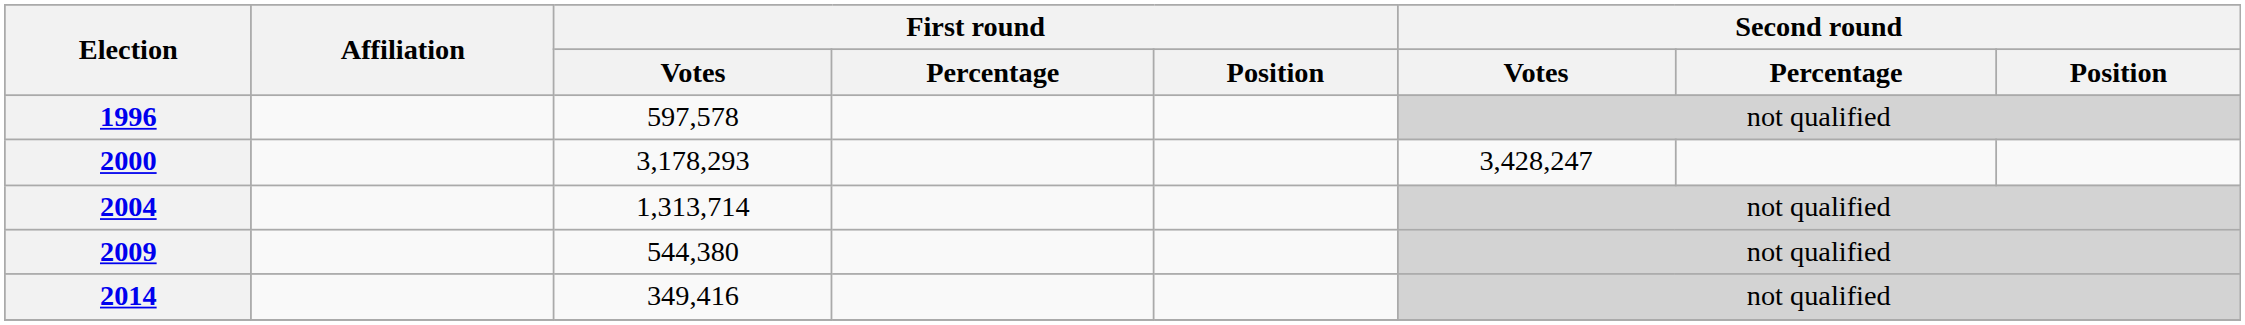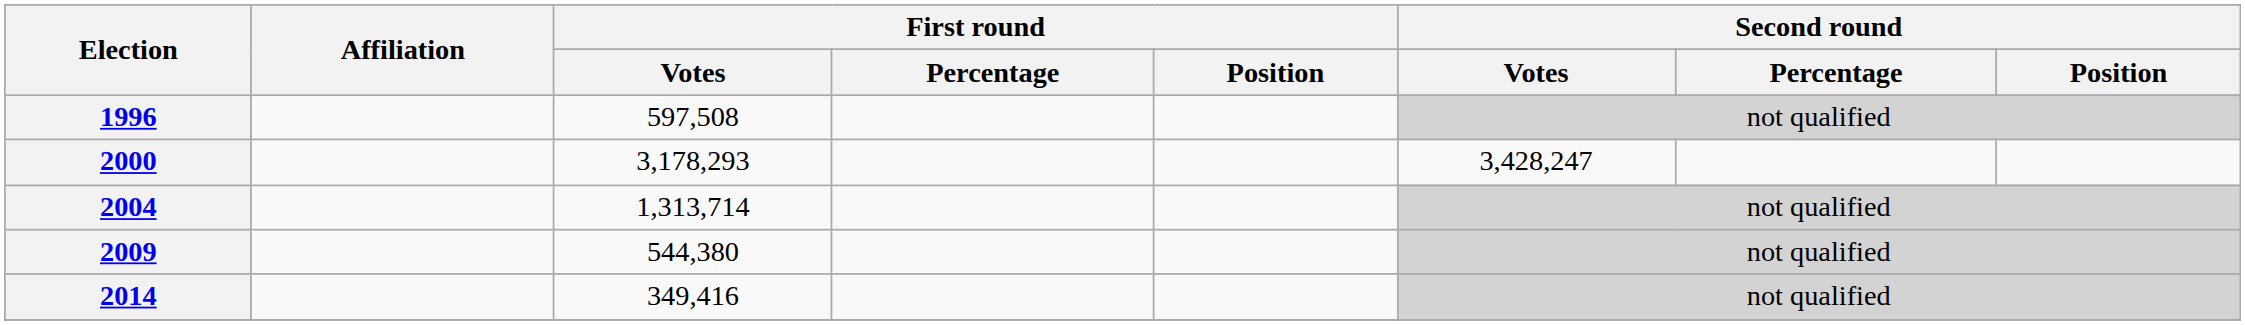(693, 116) 597,578 -> (693, 116) 597,508
